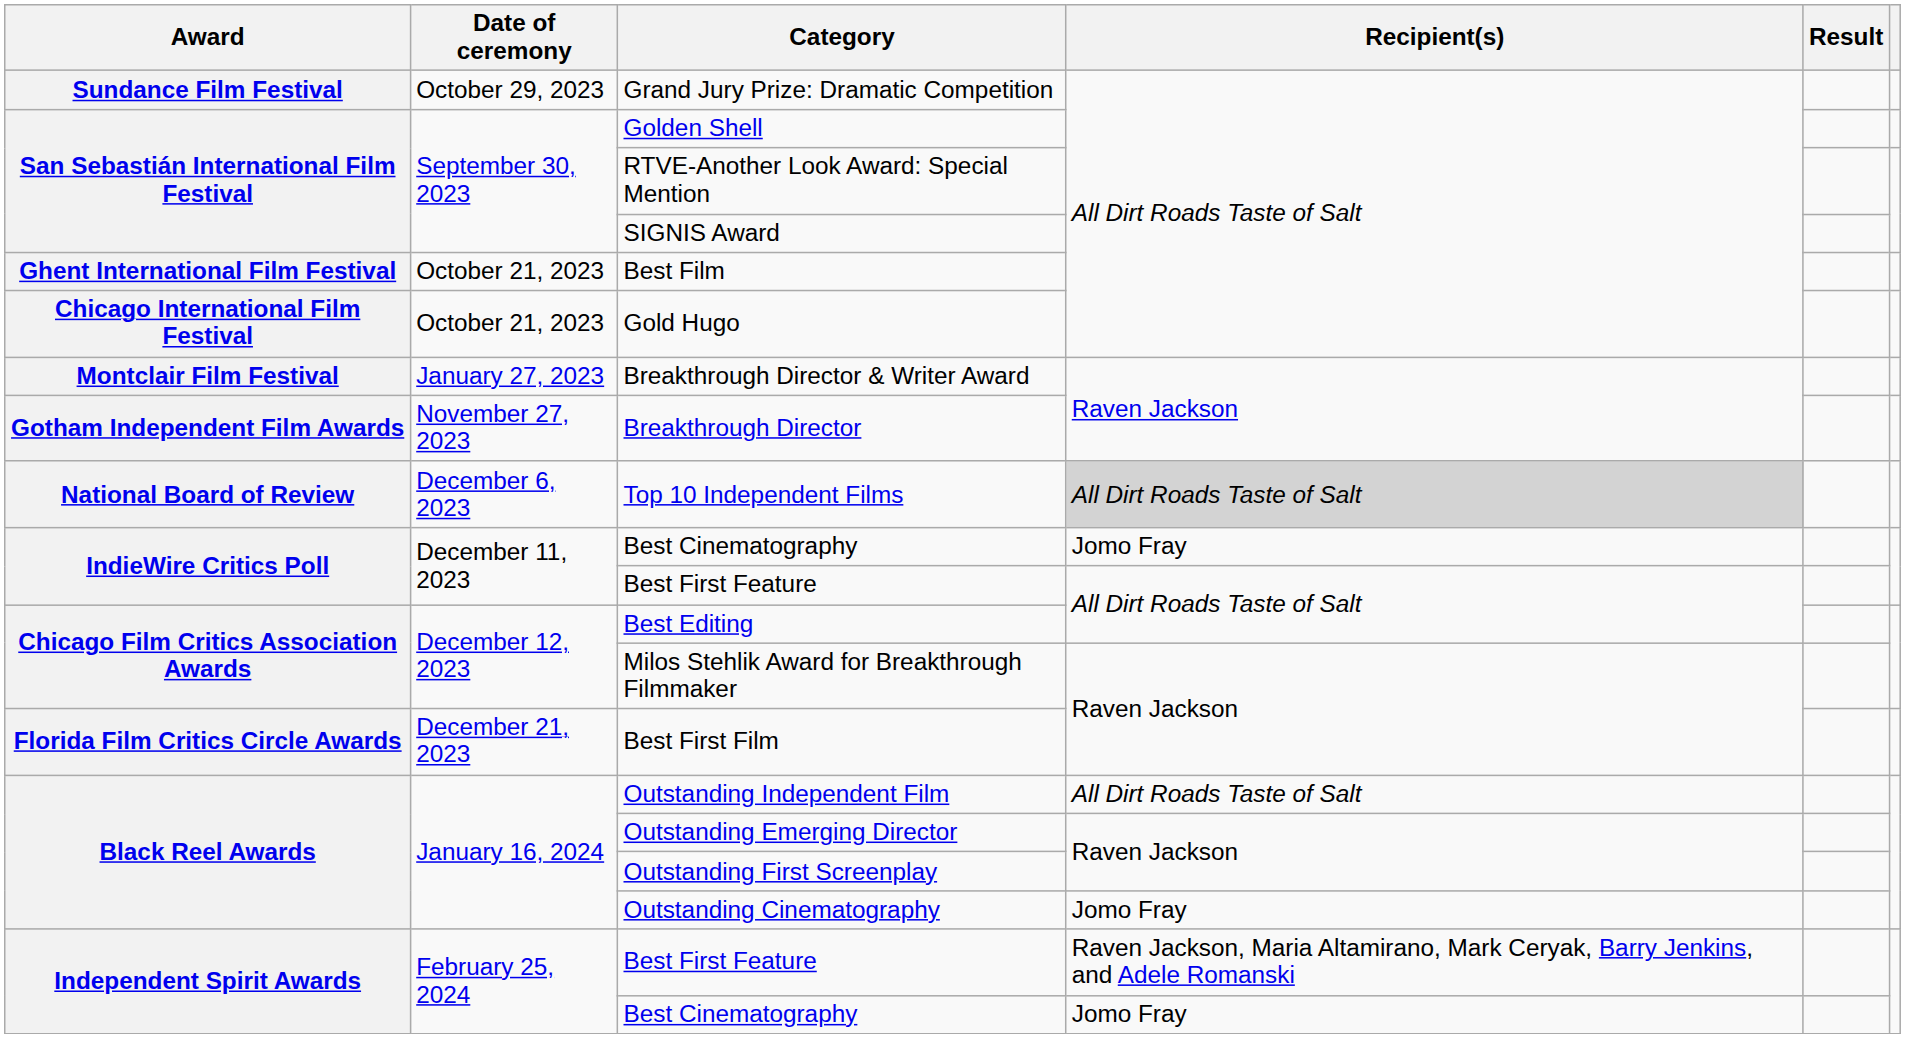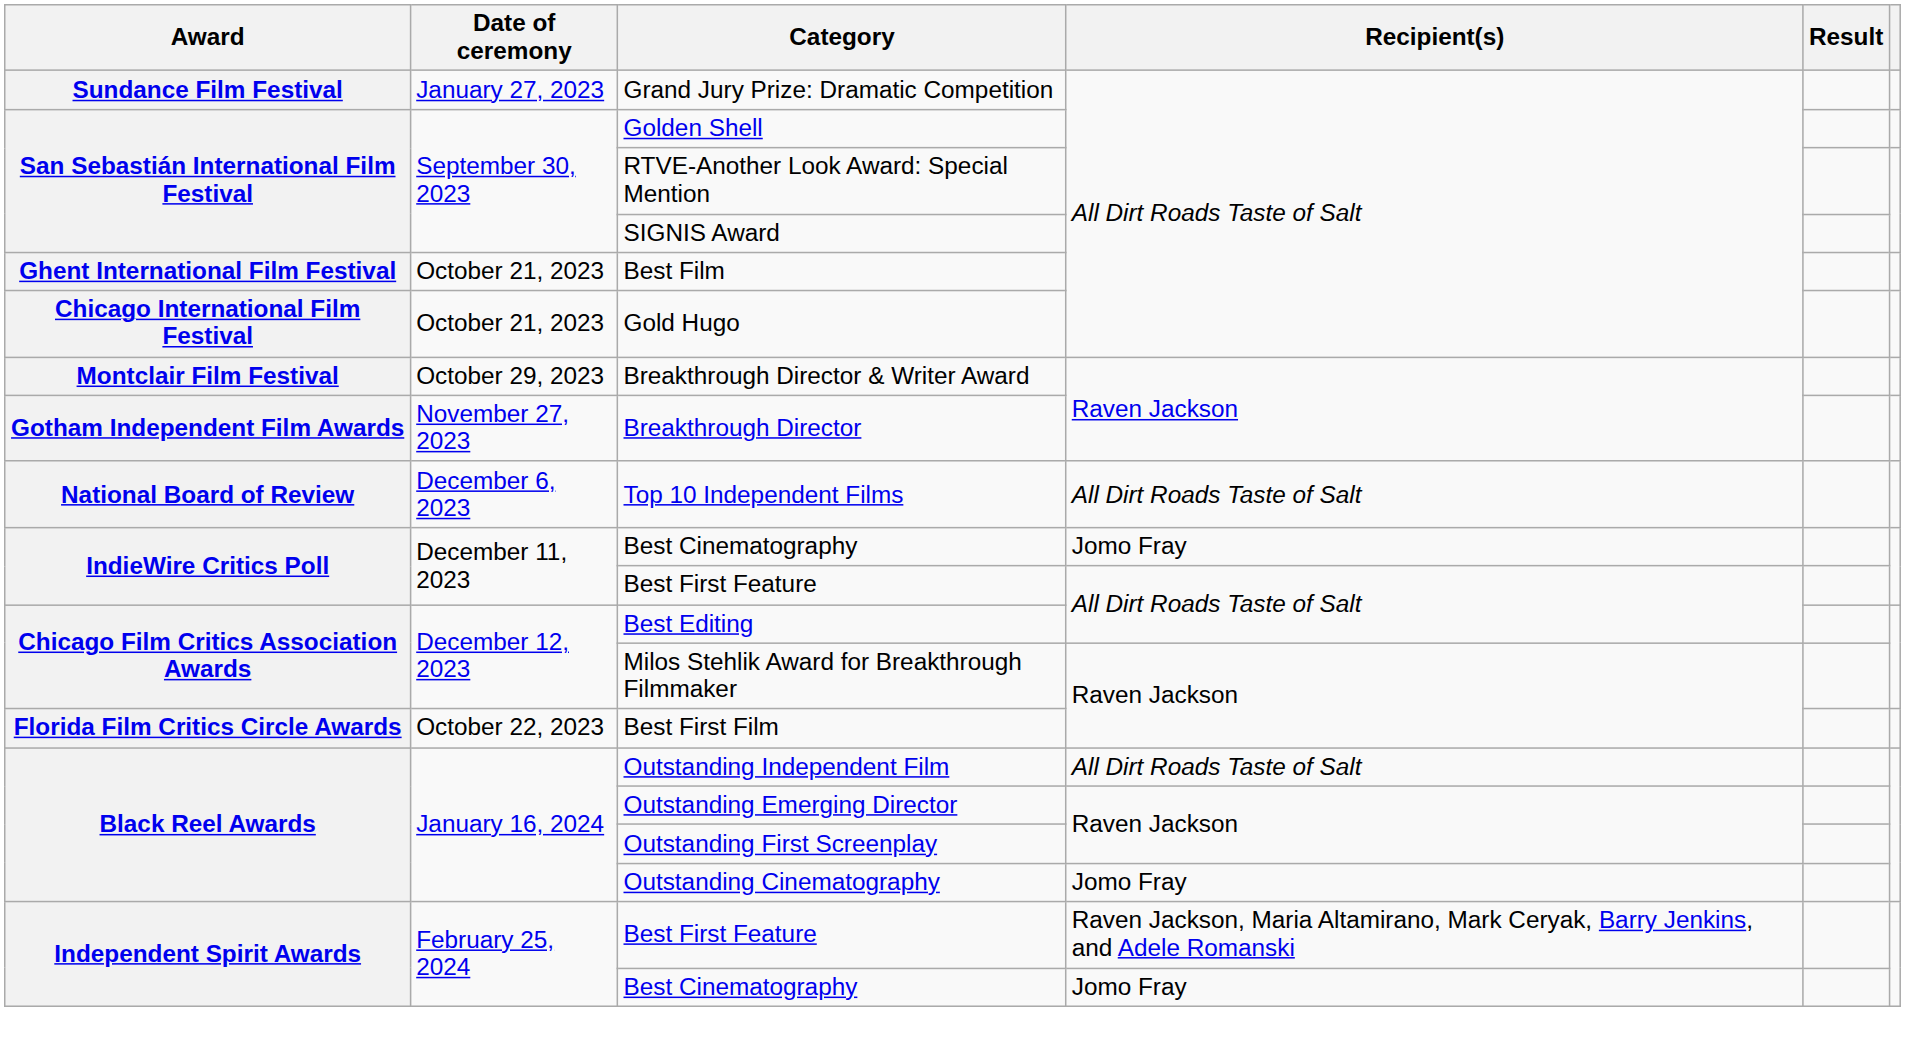(510, 89) October 29, 2023 -> (510, 89) January 27, 2023
(510, 375) January 27, 2023 -> (510, 375) October 29, 2023
(1217, 494) lightgrey background -> (1217, 494) no background
(493, 741) December 21, 2023 -> (510, 727) October 22, 2023
